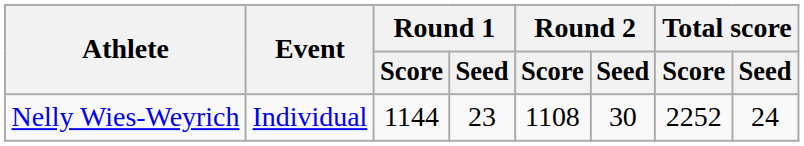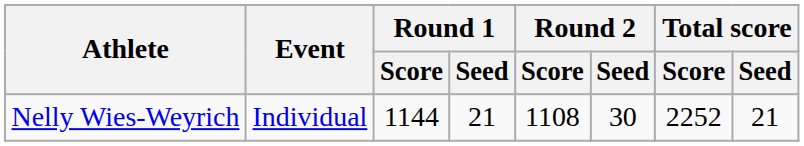(482, 117) 23 -> (482, 117) 21
(765, 117) 24 -> (765, 117) 21
